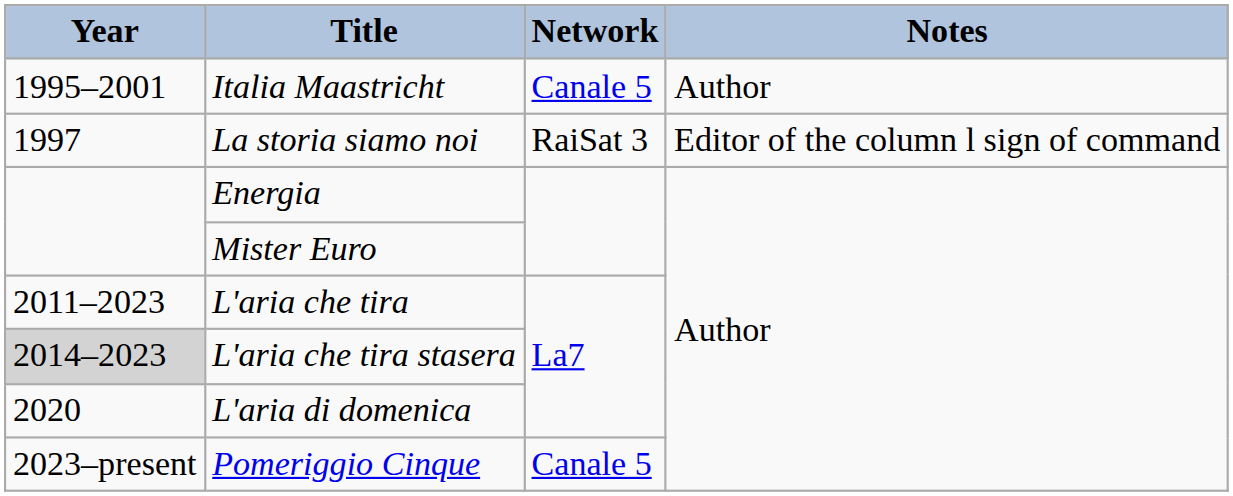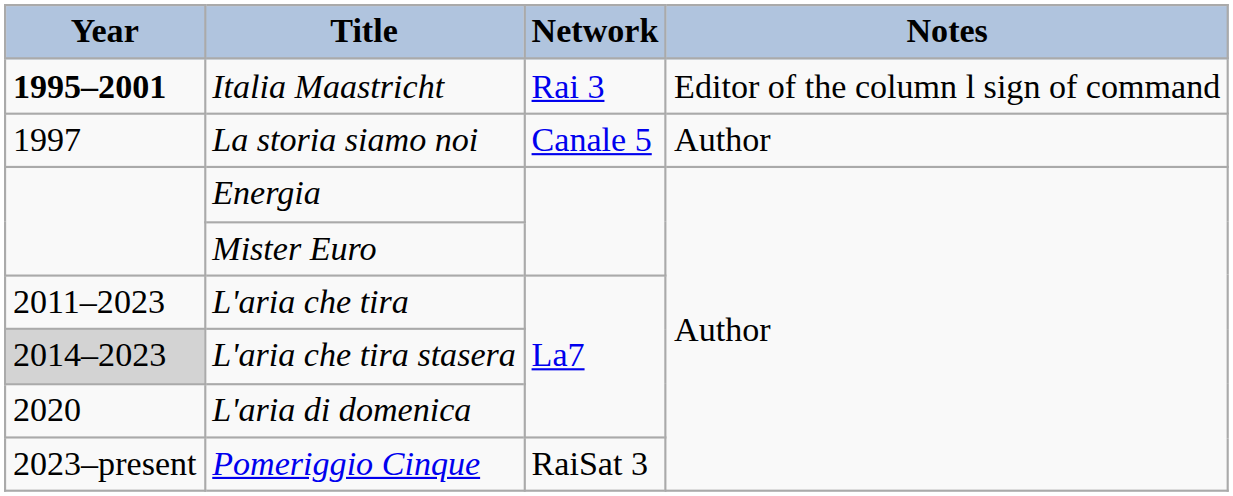(90, 85) normal -> (90, 85) bold
(592, 85) Canale 5 -> (568, 85) Rai 3
(722, 85) Author -> (947, 85) Editor of the column l sign of command
(590, 139) RaiSat 3 -> (592, 139) Canale 5
(947, 139) Editor of the column l sign of command -> (722, 139) Author
(592, 463) Canale 5 -> (590, 463) RaiSat 3
